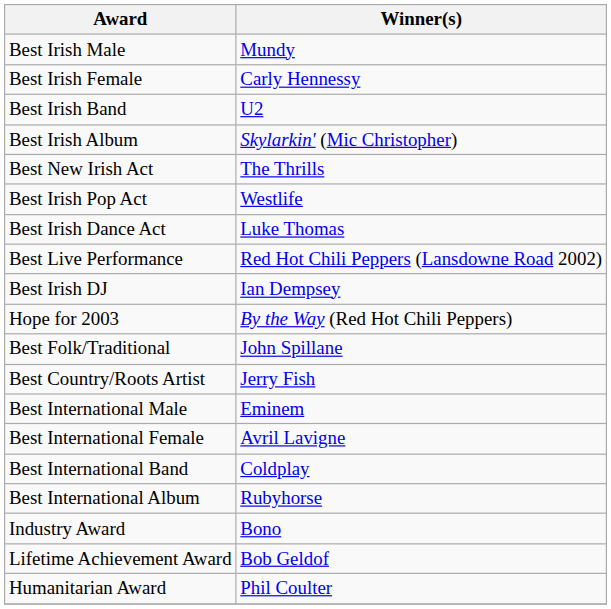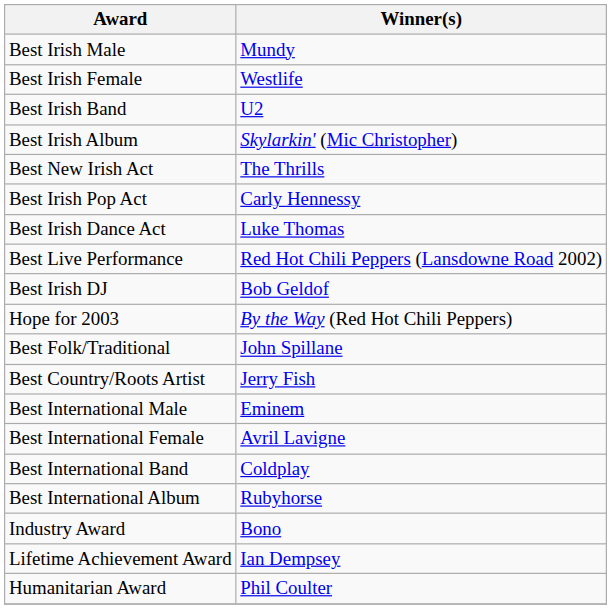(300, 79) Carly Hennessy -> (272, 79) Westlife
(272, 199) Westlife -> (300, 199) Carly Hennessy
(290, 288) Ian Dempsey -> (285, 288) Bob Geldof
(285, 558) Bob Geldof -> (290, 558) Ian Dempsey
